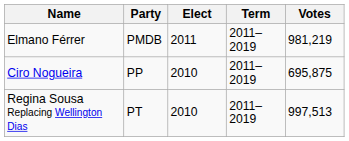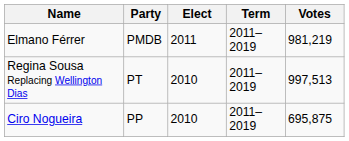rows swapped: (55, 113) <-> (45, 73)
